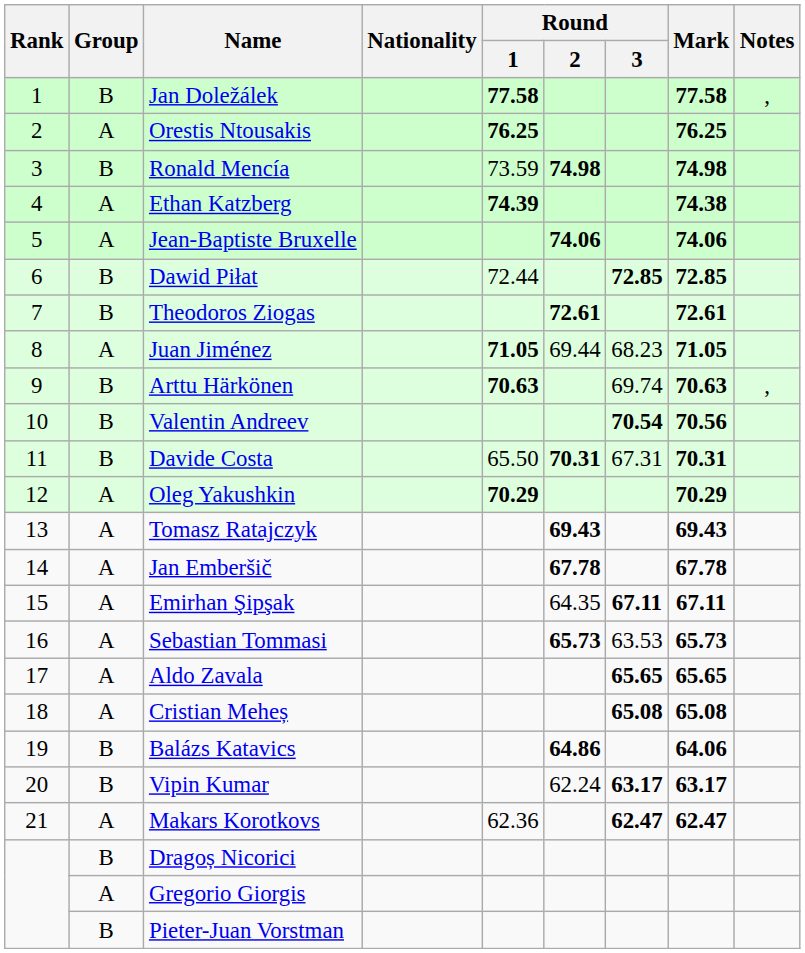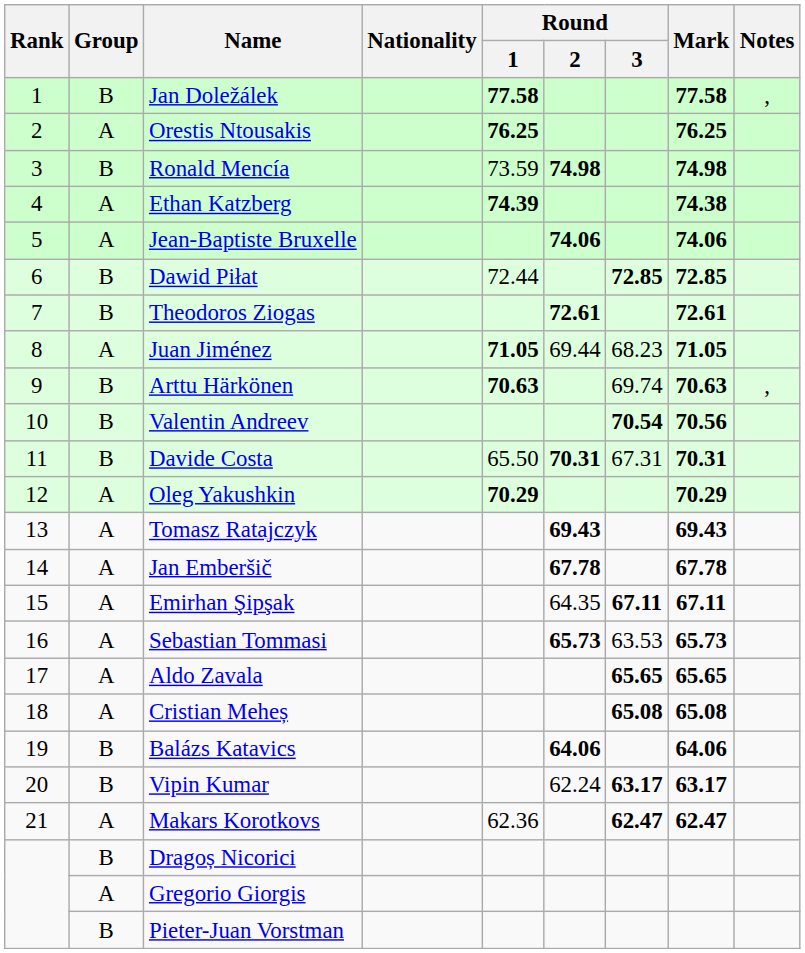(575, 748) 64.86 -> (575, 748) 64.06
